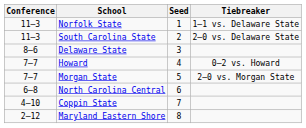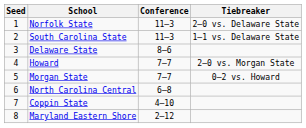columns swapped: (179, 11) <-> (30, 11)
(246, 24) 1–1 vs. Delaware State -> (246, 24) 2–0 vs. Delaware State
(246, 37) 2–0 vs. Delaware State -> (246, 37) 1–1 vs. Delaware State
(246, 63) 0–2 vs. Howard -> (246, 63) 2–0 vs. Morgan State
(246, 77) 2–0 vs. Morgan State -> (246, 77) 0–2 vs. Howard
